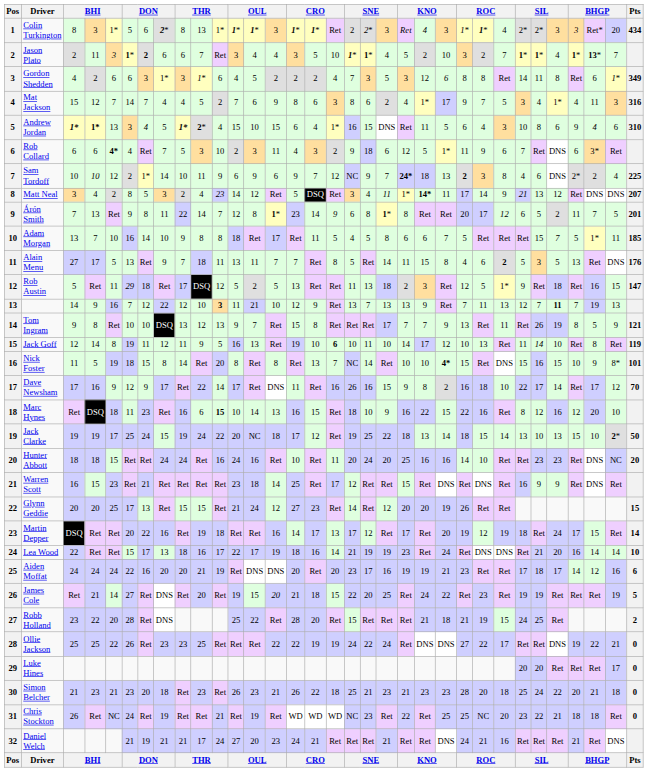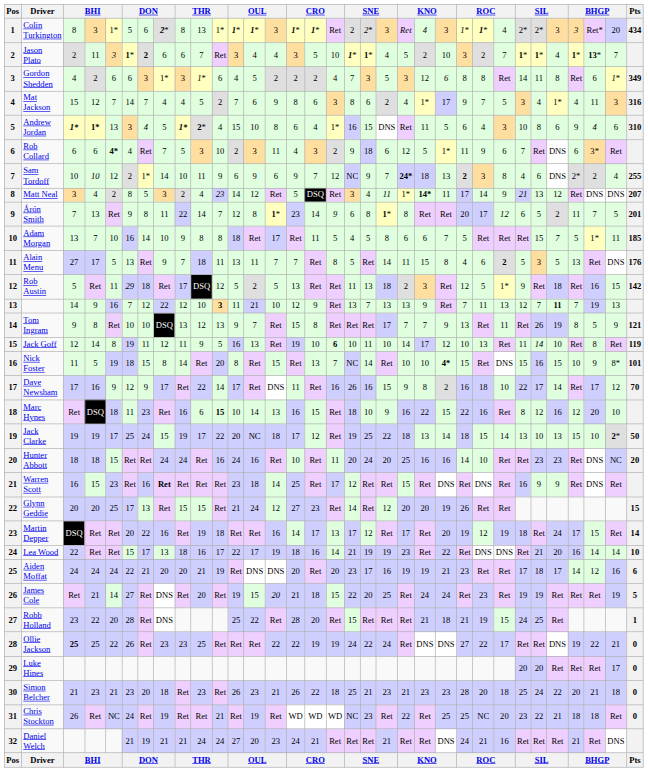(276, 127) 15 -> (276, 127) 8
(635, 175) 225 -> (635, 175) 255
(635, 286) 147 -> (635, 286) 142
(276, 363) 8 -> (276, 363) 15
(202, 435) 24 -> (202, 435) 17
(146, 484) 21 -> (146, 484) 16
(164, 484) normal -> (164, 484) bold
(446, 552) 24 -> (446, 552) 22
(146, 571) 16 -> (146, 571) 21
(446, 595) 22 -> (446, 595) 24
(635, 619) 2 -> (635, 619) 1
(74, 643) normal -> (74, 643) bold
(202, 740) 17 -> (202, 740) 24
